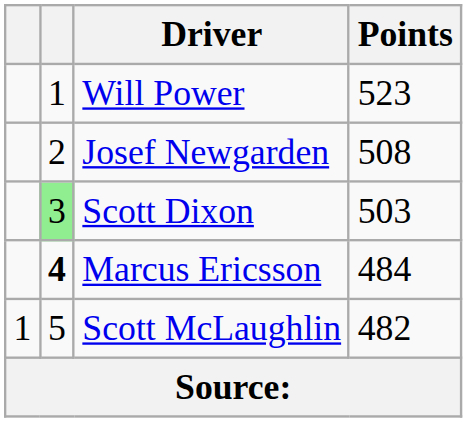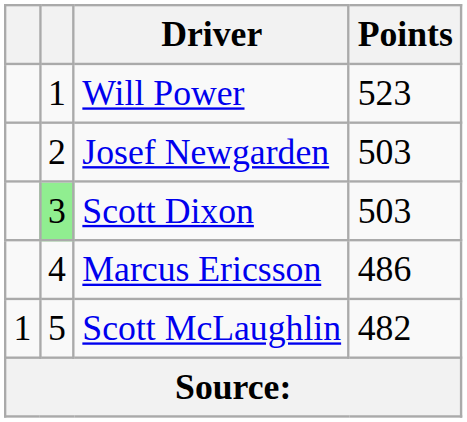(384, 151) 508 -> (384, 151) 503
(57, 269) bold -> (57, 269) normal
(384, 269) 484 -> (384, 269) 486
